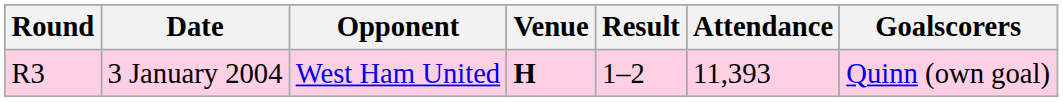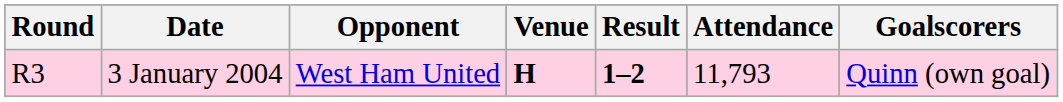(623, 72) normal -> (623, 72) bold
(732, 72) 11,393 -> (732, 72) 11,793
